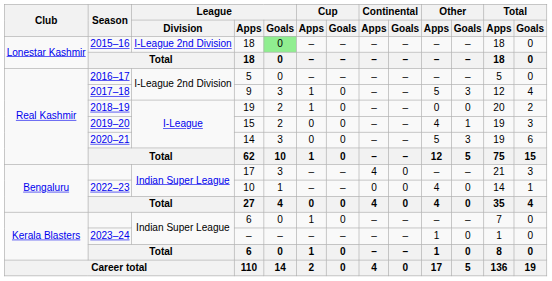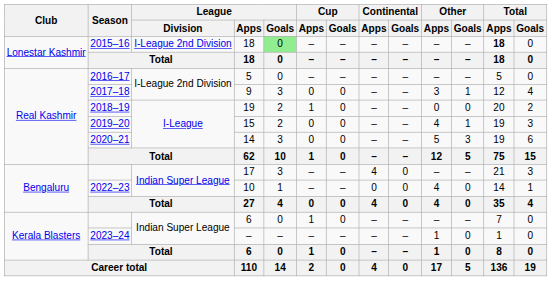(499, 44) normal -> (499, 44) bold
(311, 92) 1 -> (311, 92) 0
(436, 92) 5 -> (436, 92) 3
(468, 92) 3 -> (468, 92) 1
